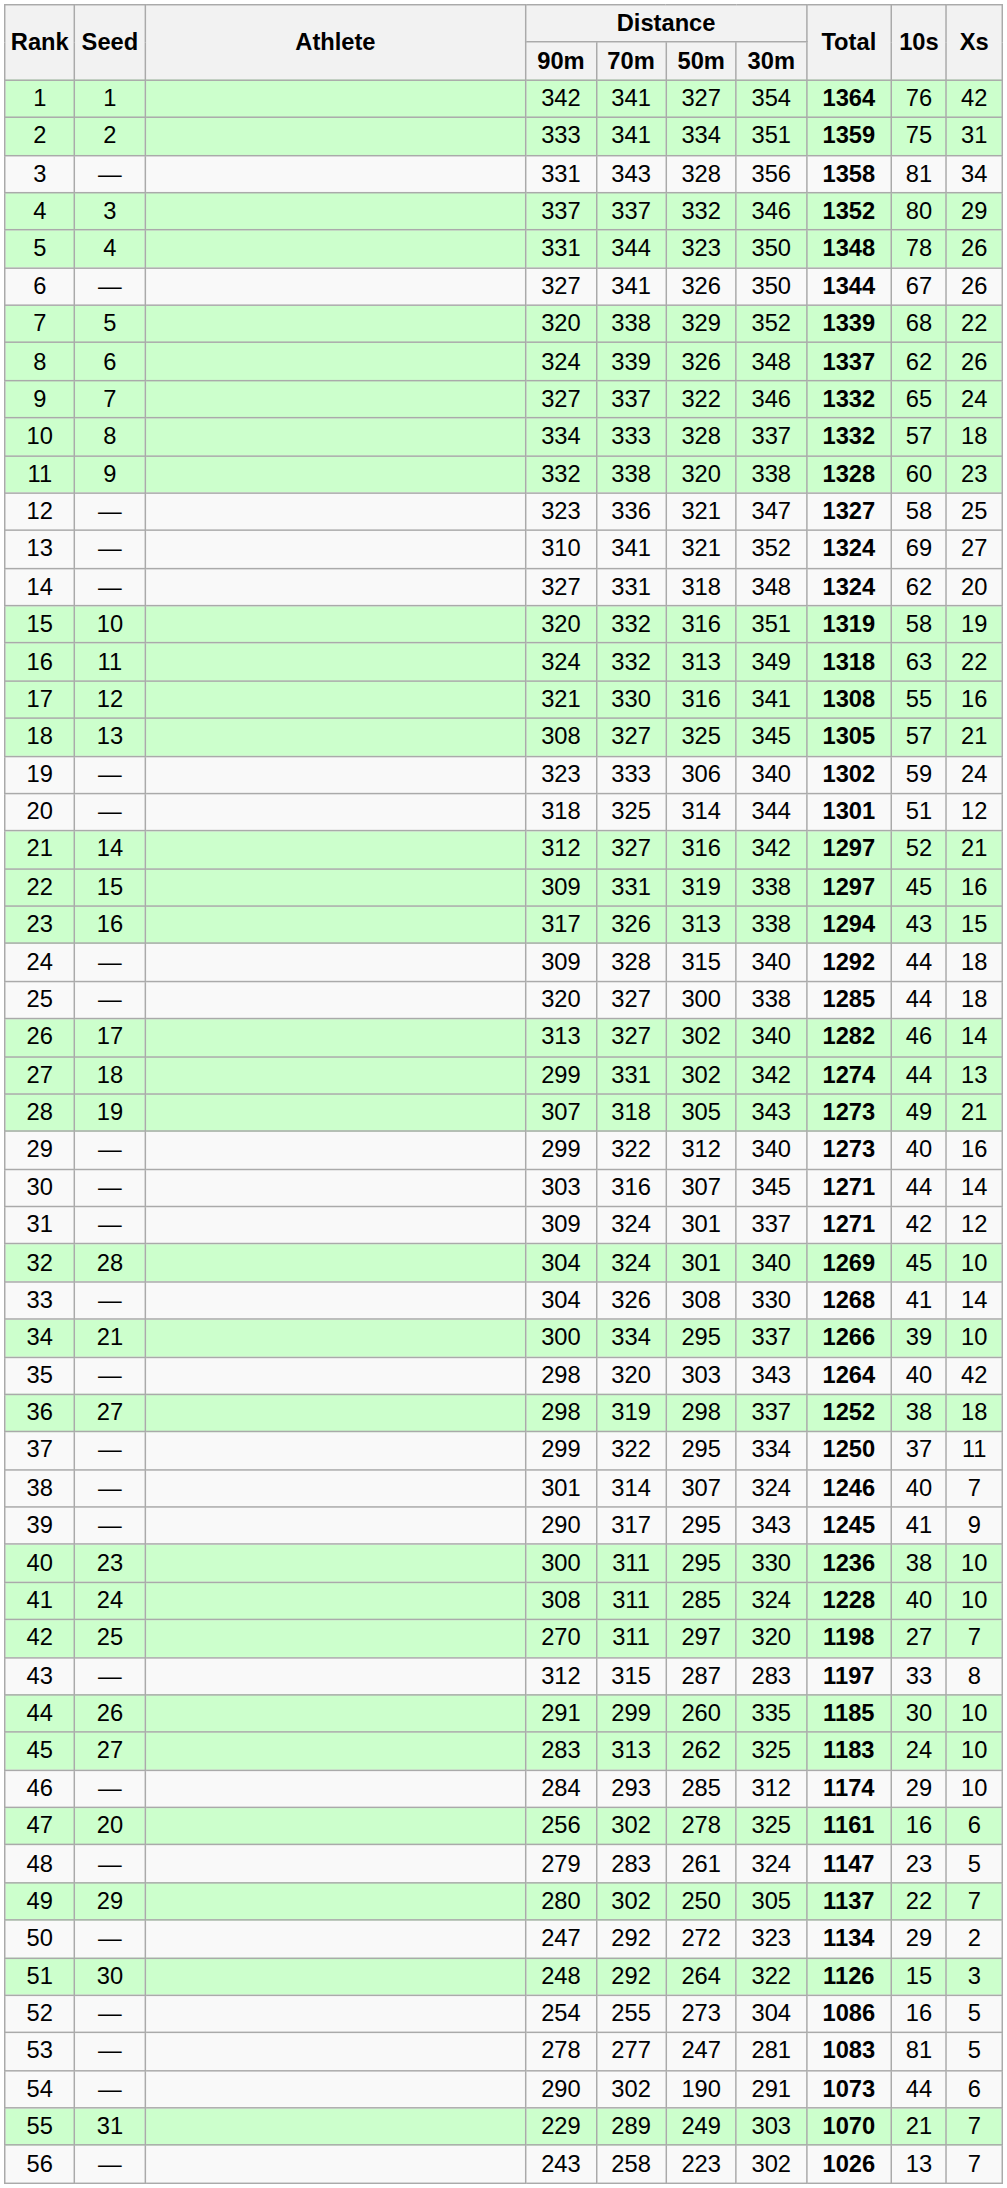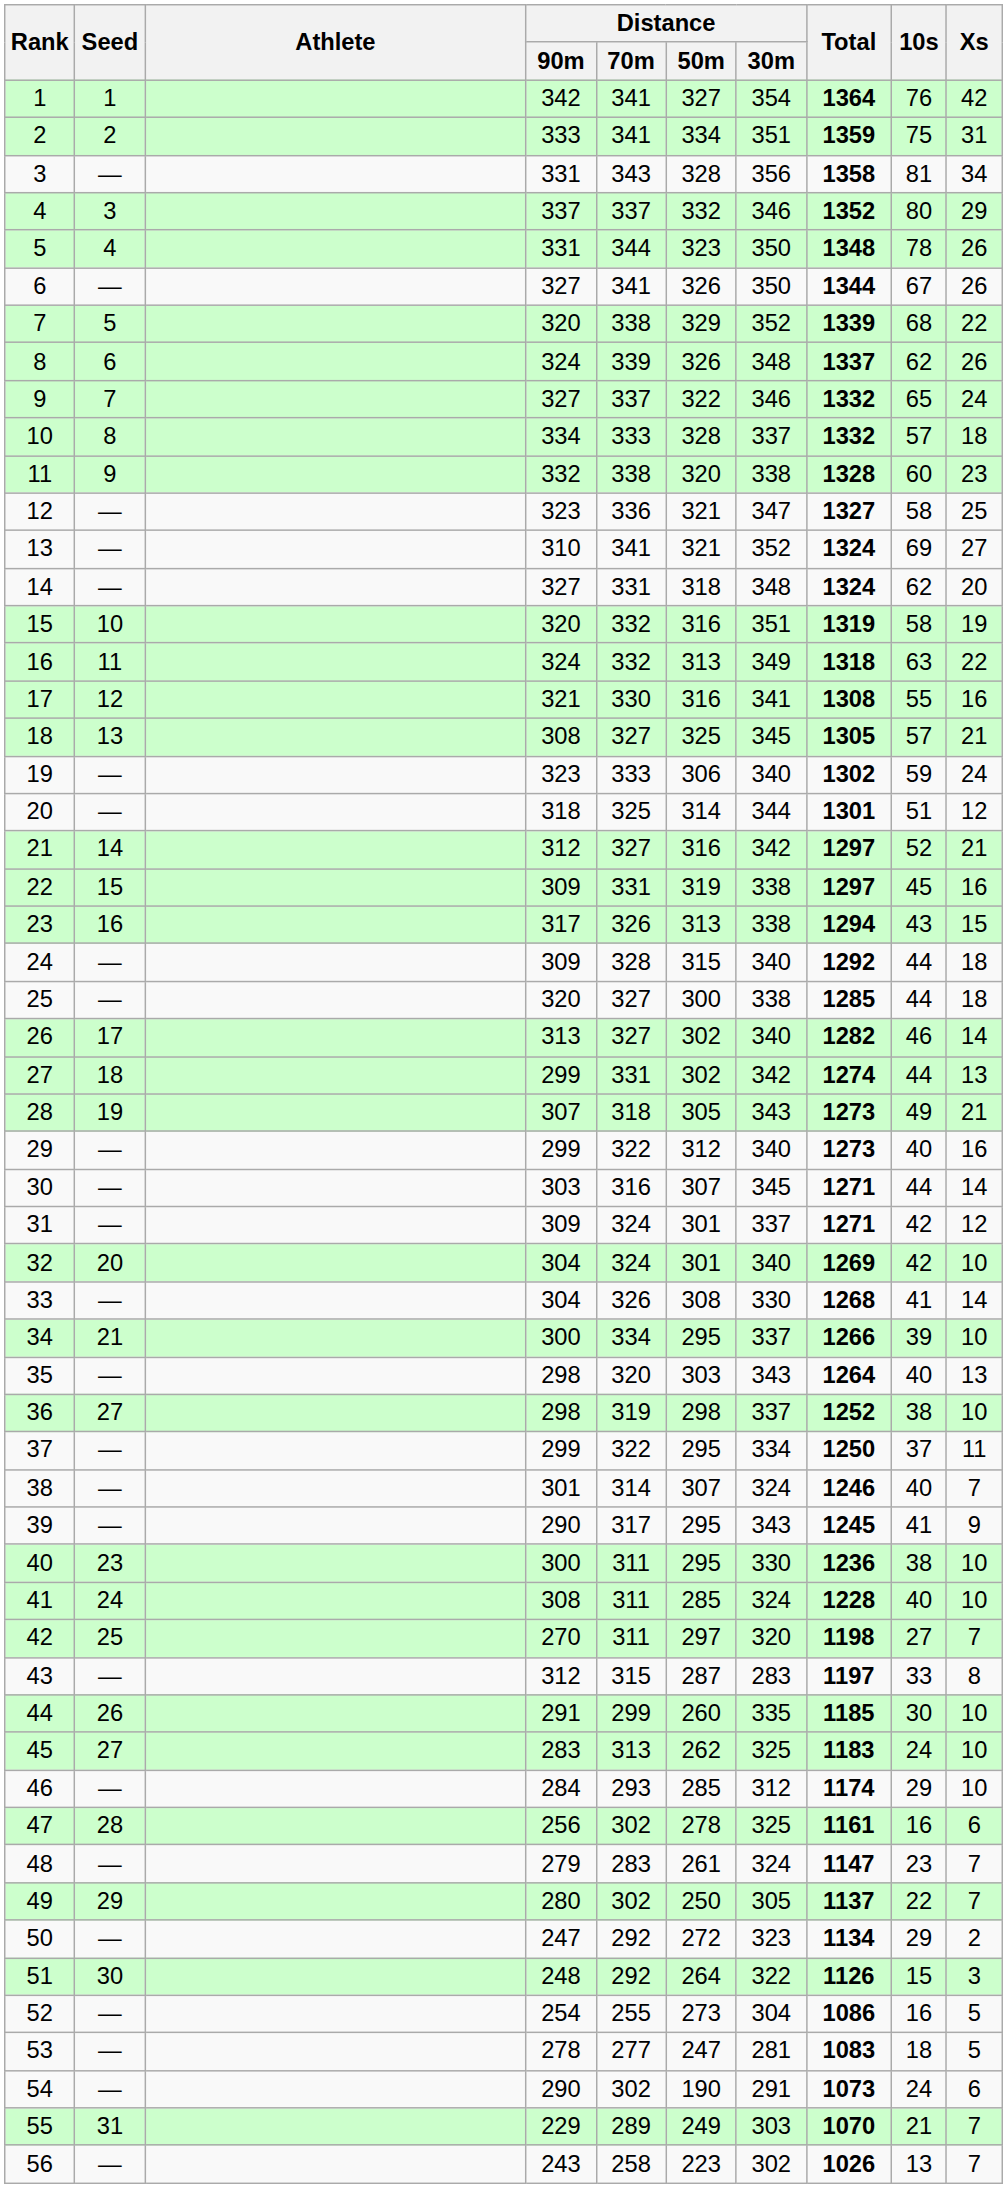(110, 1262) 28 -> (110, 1262) 20
(919, 1262) 45 -> (919, 1262) 42
(974, 1375) 42 -> (974, 1375) 13
(974, 1412) 18 -> (974, 1412) 10
(110, 1825) 20 -> (110, 1825) 28
(974, 1863) 5 -> (974, 1863) 7
(919, 2051) 81 -> (919, 2051) 18
(919, 2088) 44 -> (919, 2088) 24
